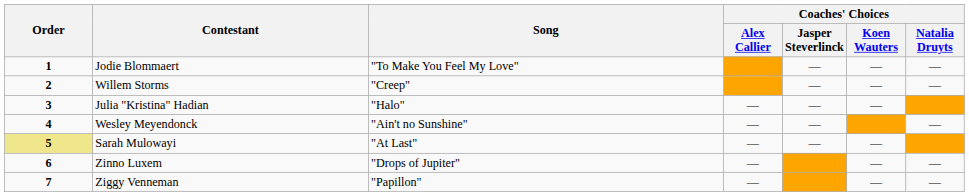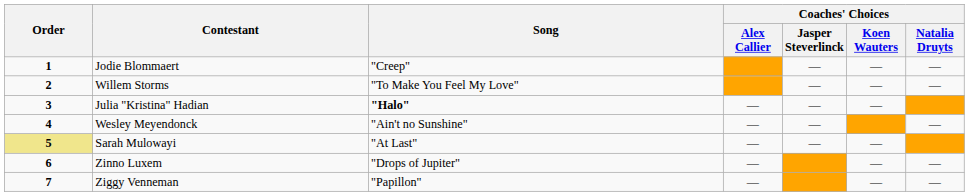(445, 66) "To Make You Feel My Love" -> (391, 66) "Creep"
(391, 85) "Creep" -> (445, 85) "To Make You Feel My Love"
(388, 104) normal -> (390, 104) bold
